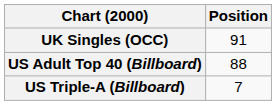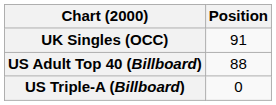(238, 87) 7 -> (238, 87) 0
